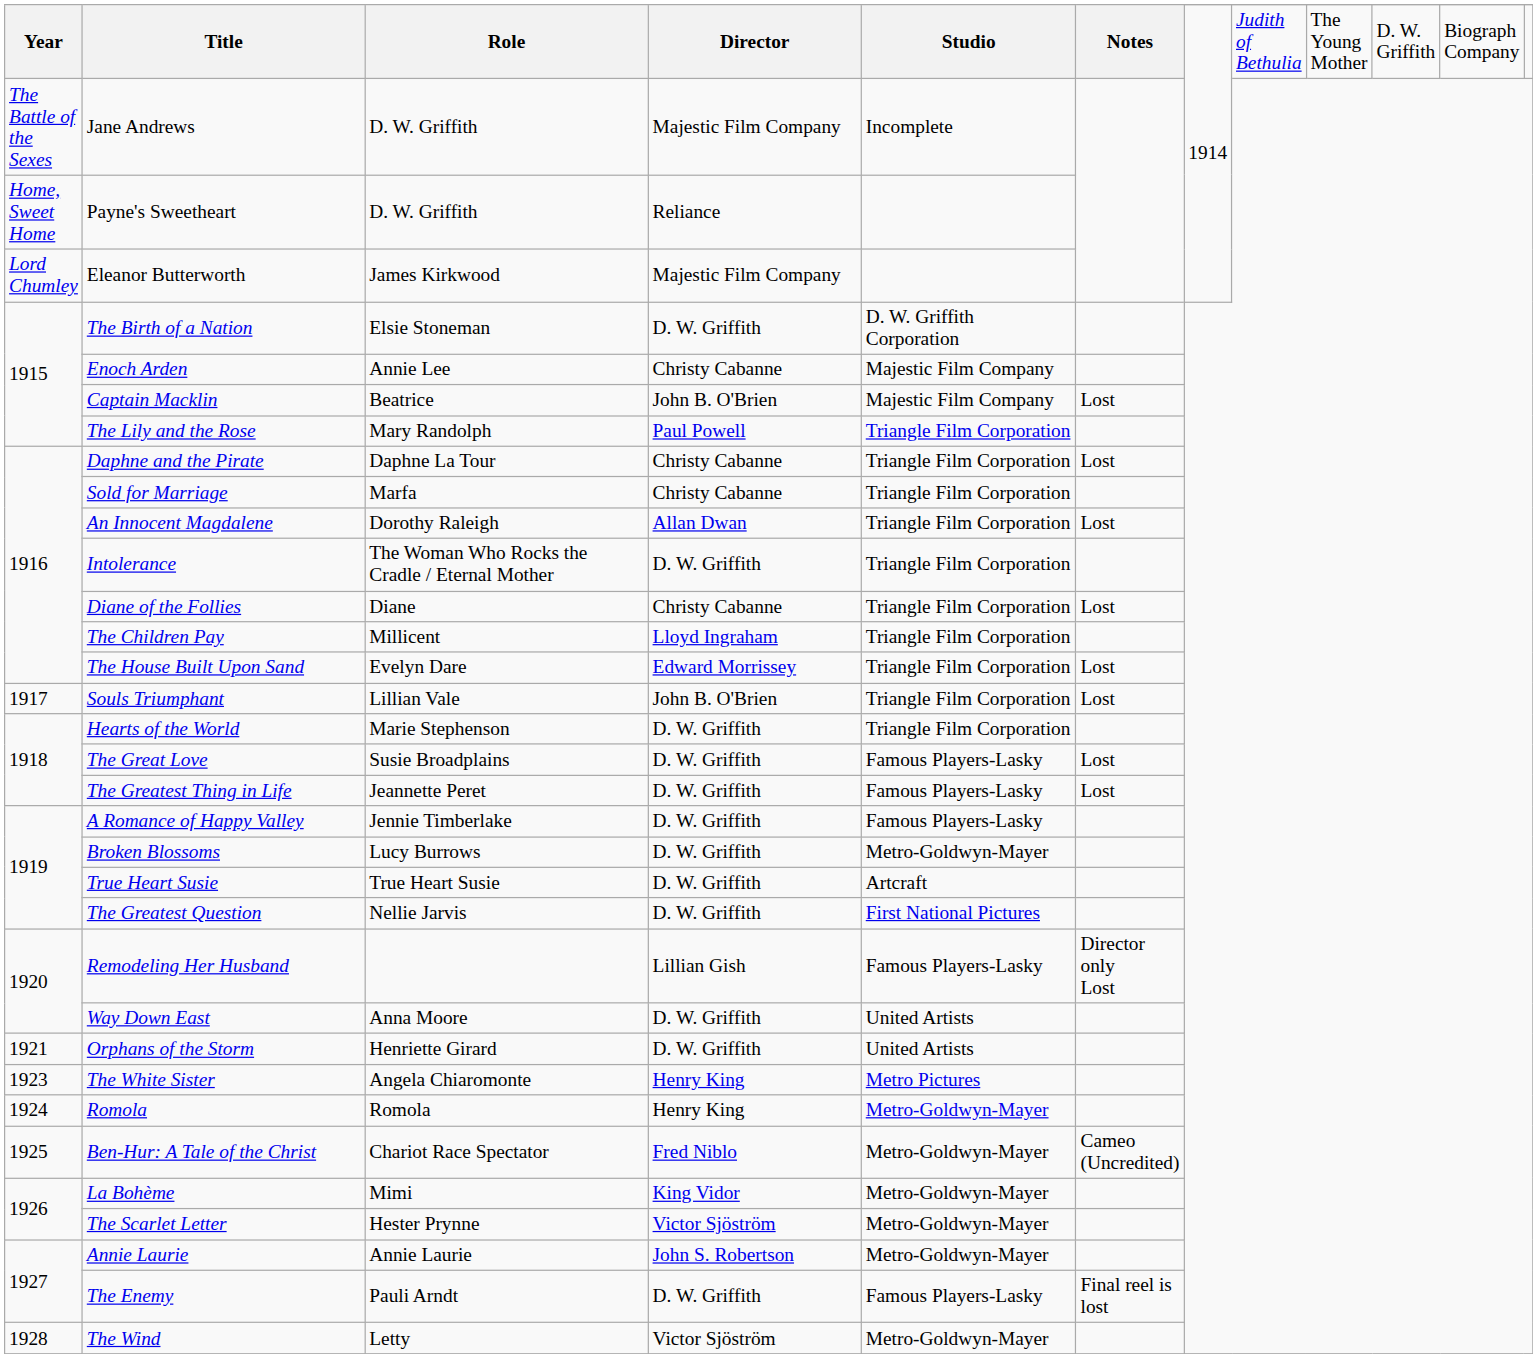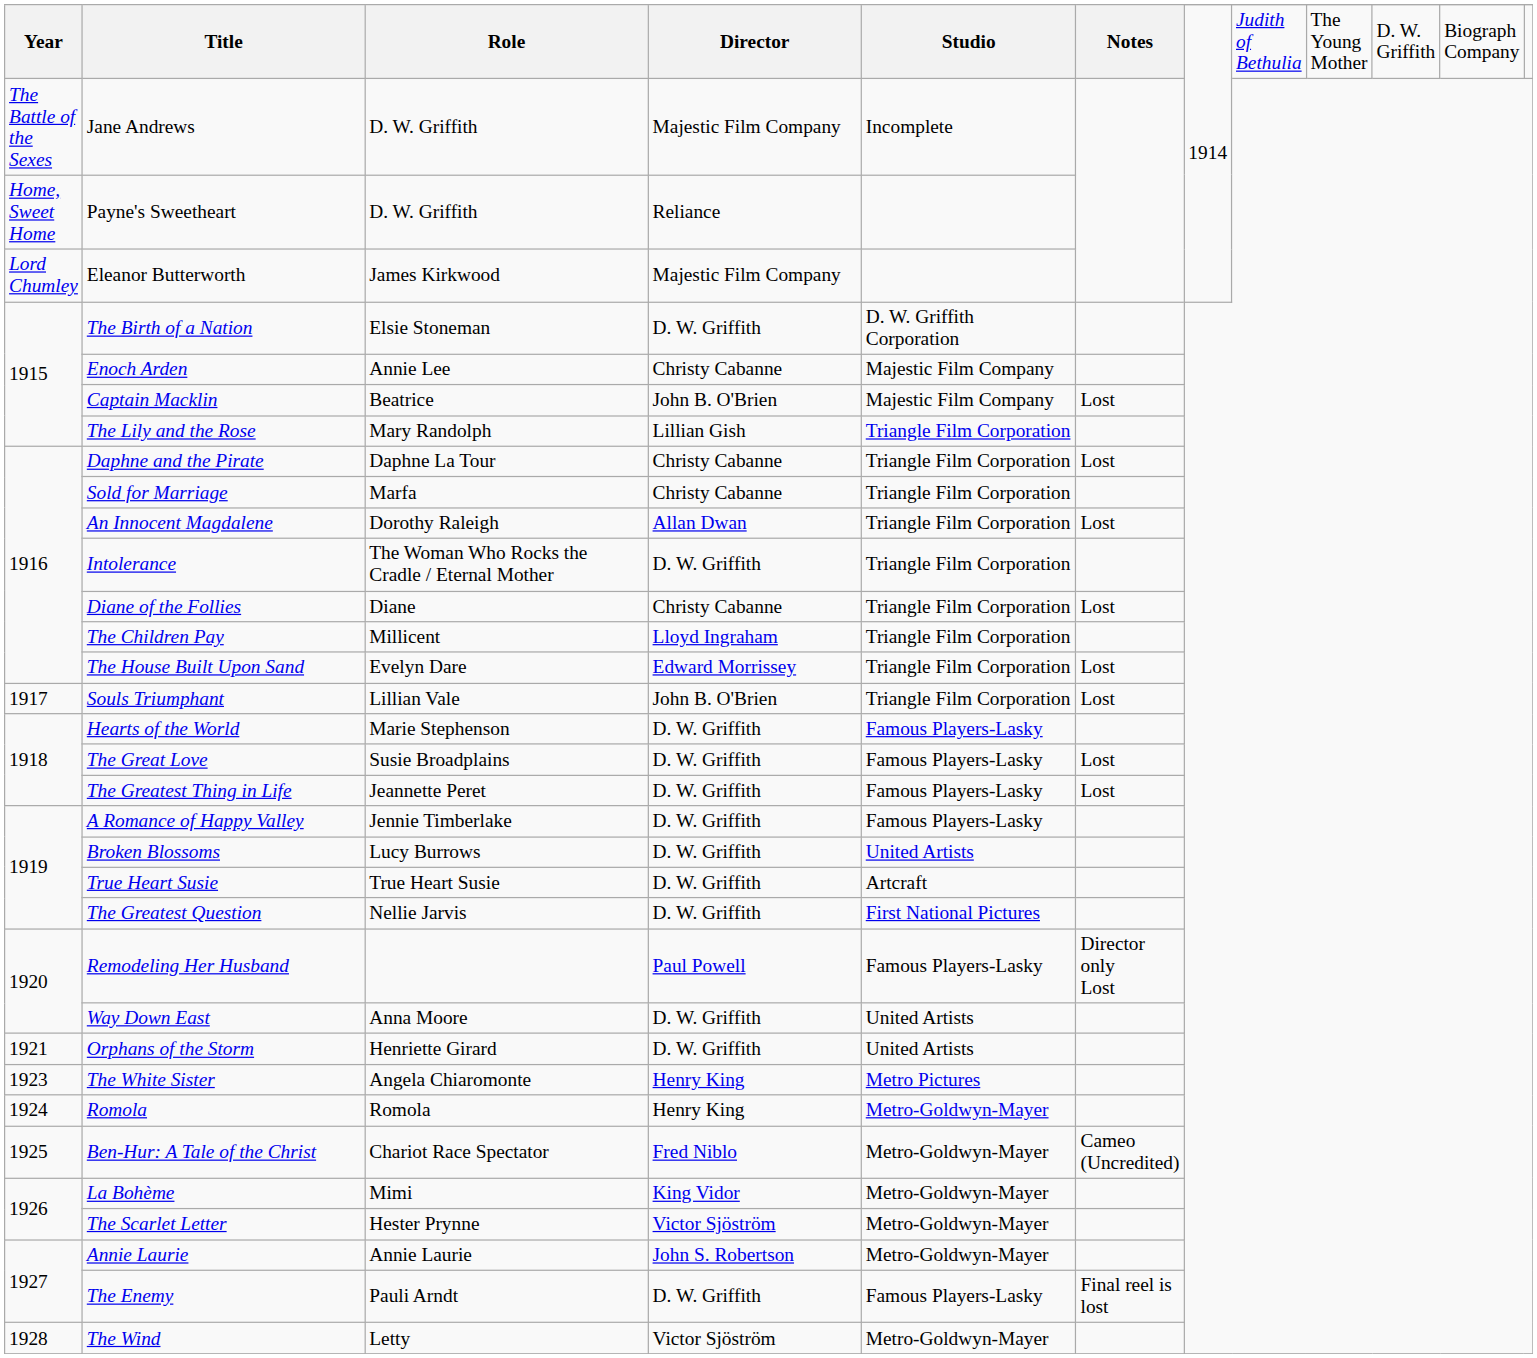(699, 430) Paul Powell -> (699, 430) Lillian Gish
(968, 728) Triangle Film Corporation -> (954, 728) Famous Players-Lasky
(957, 851) Metro-Goldwyn-Mayer -> (920, 851) United Artists
(699, 965) Lillian Gish -> (699, 965) Paul Powell
